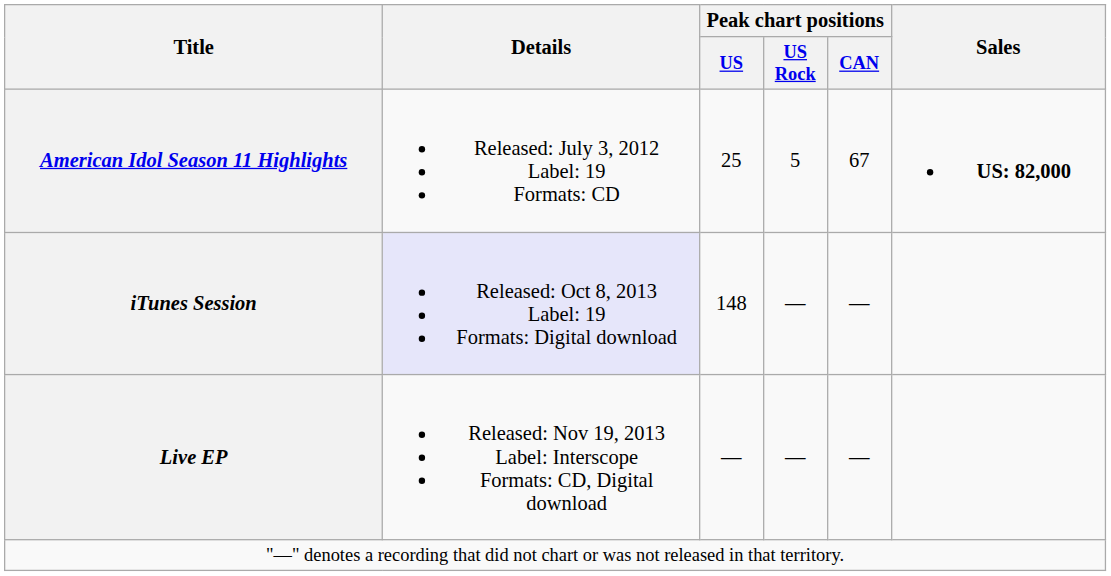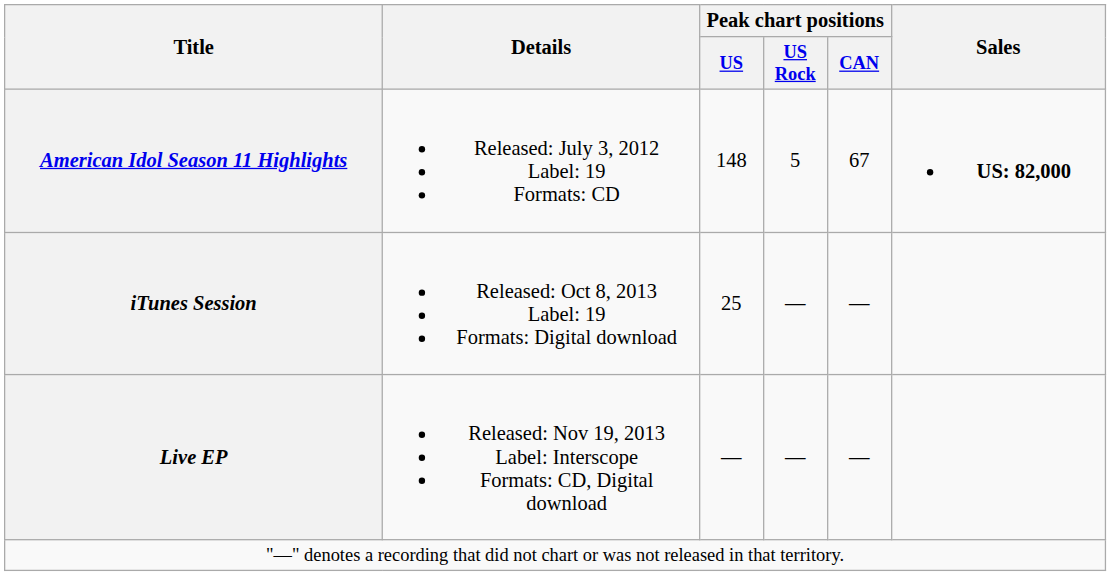(731, 160) 25 -> (731, 160) 148
(541, 315) lavender background -> (541, 315) no background
(731, 302) 148 -> (731, 302) 25
